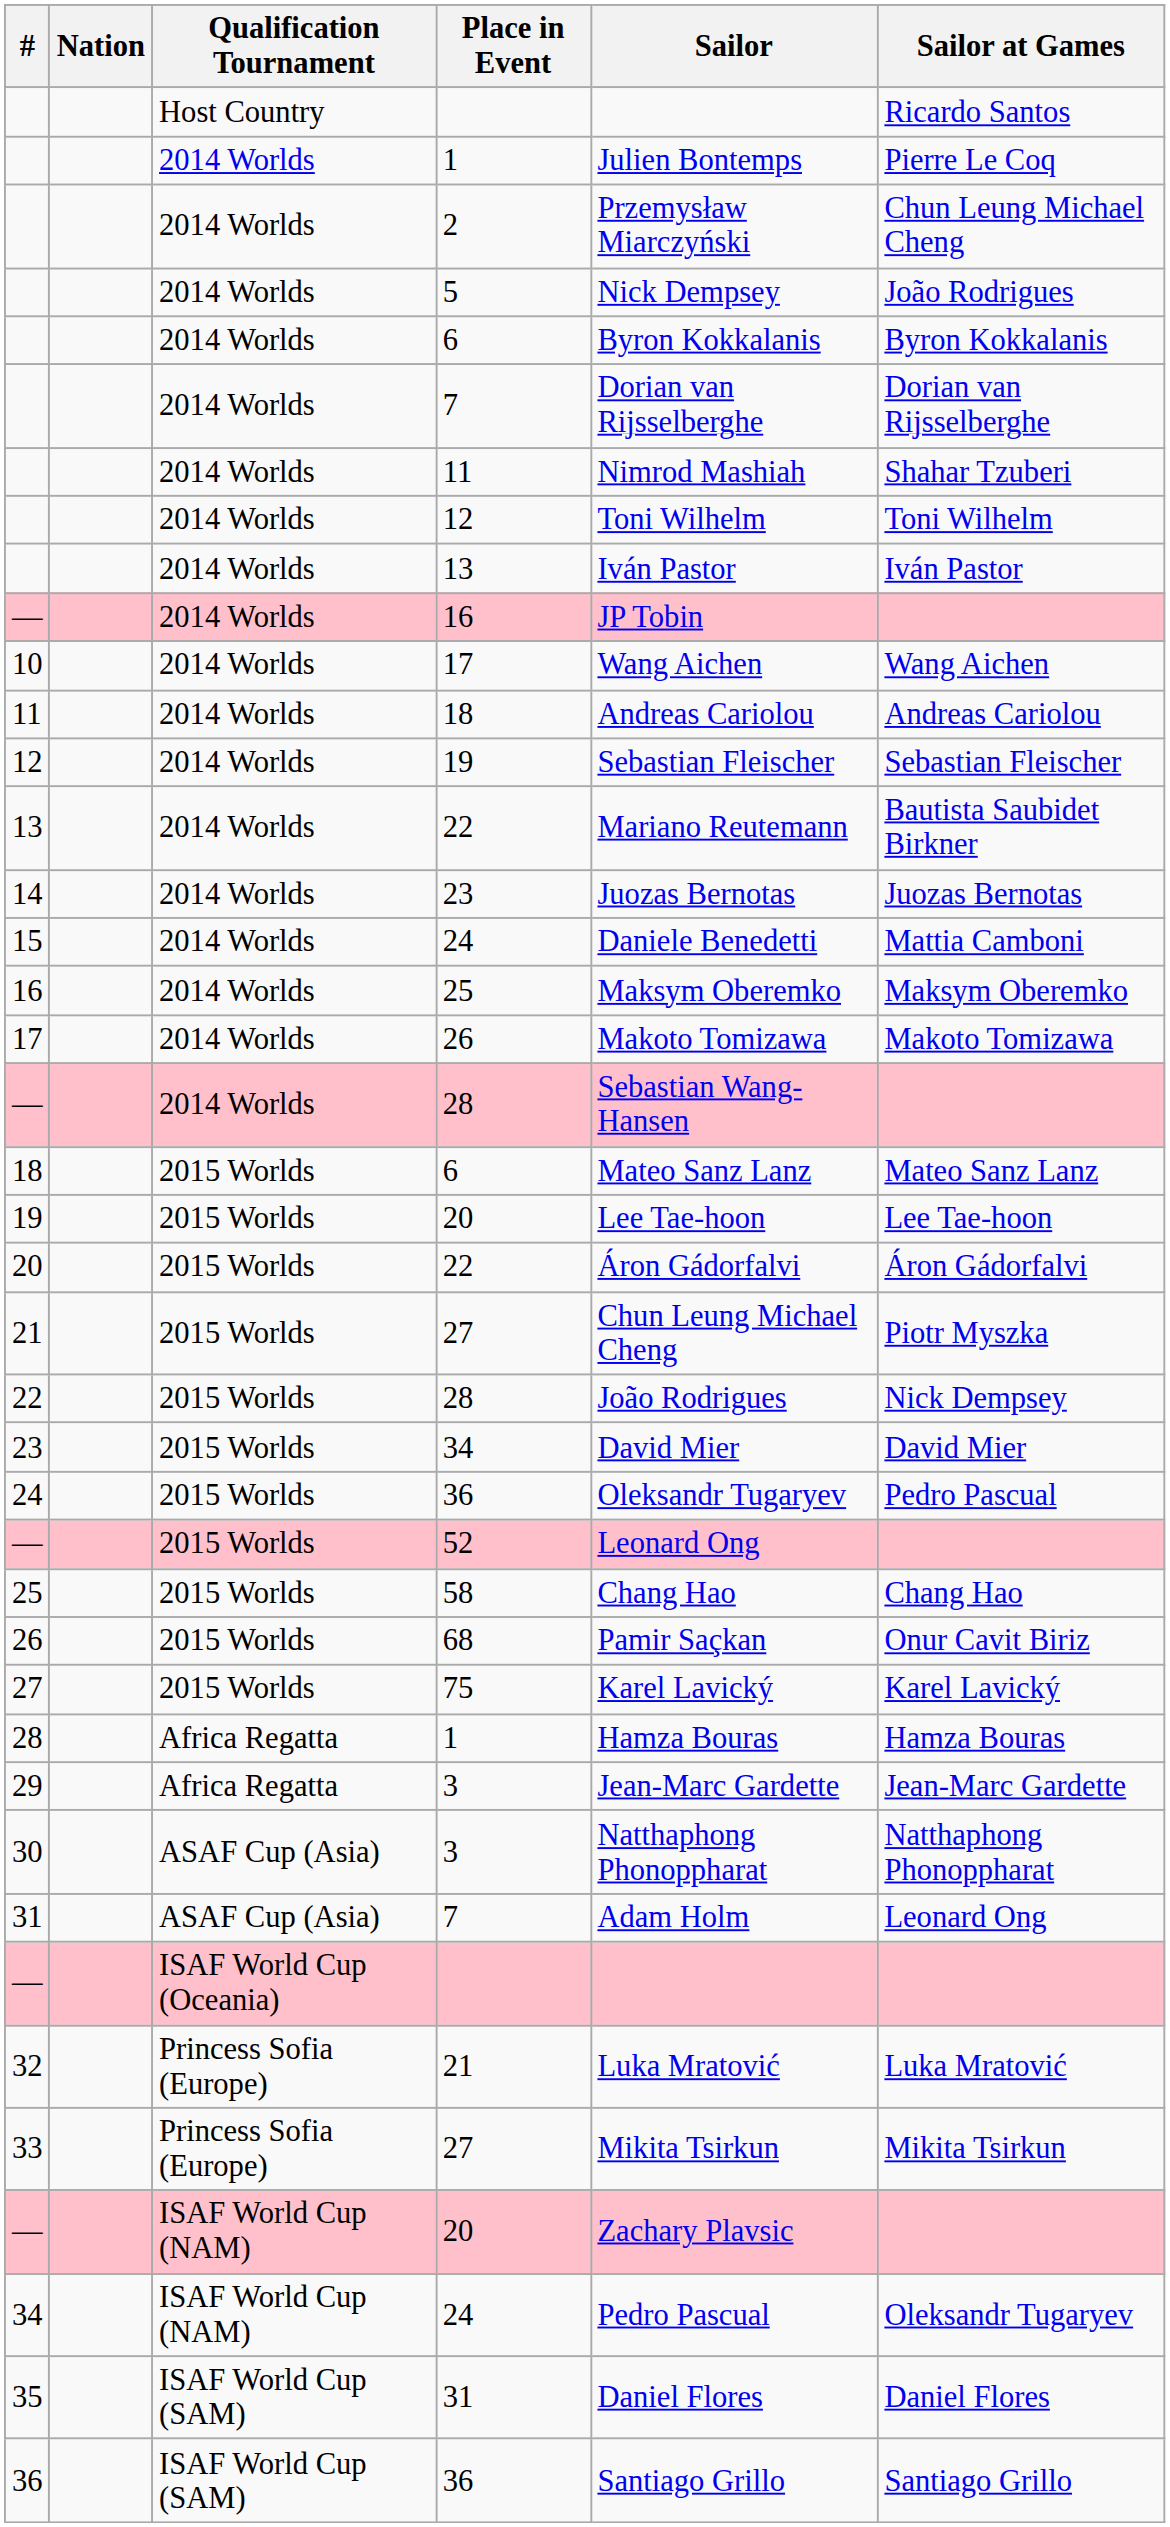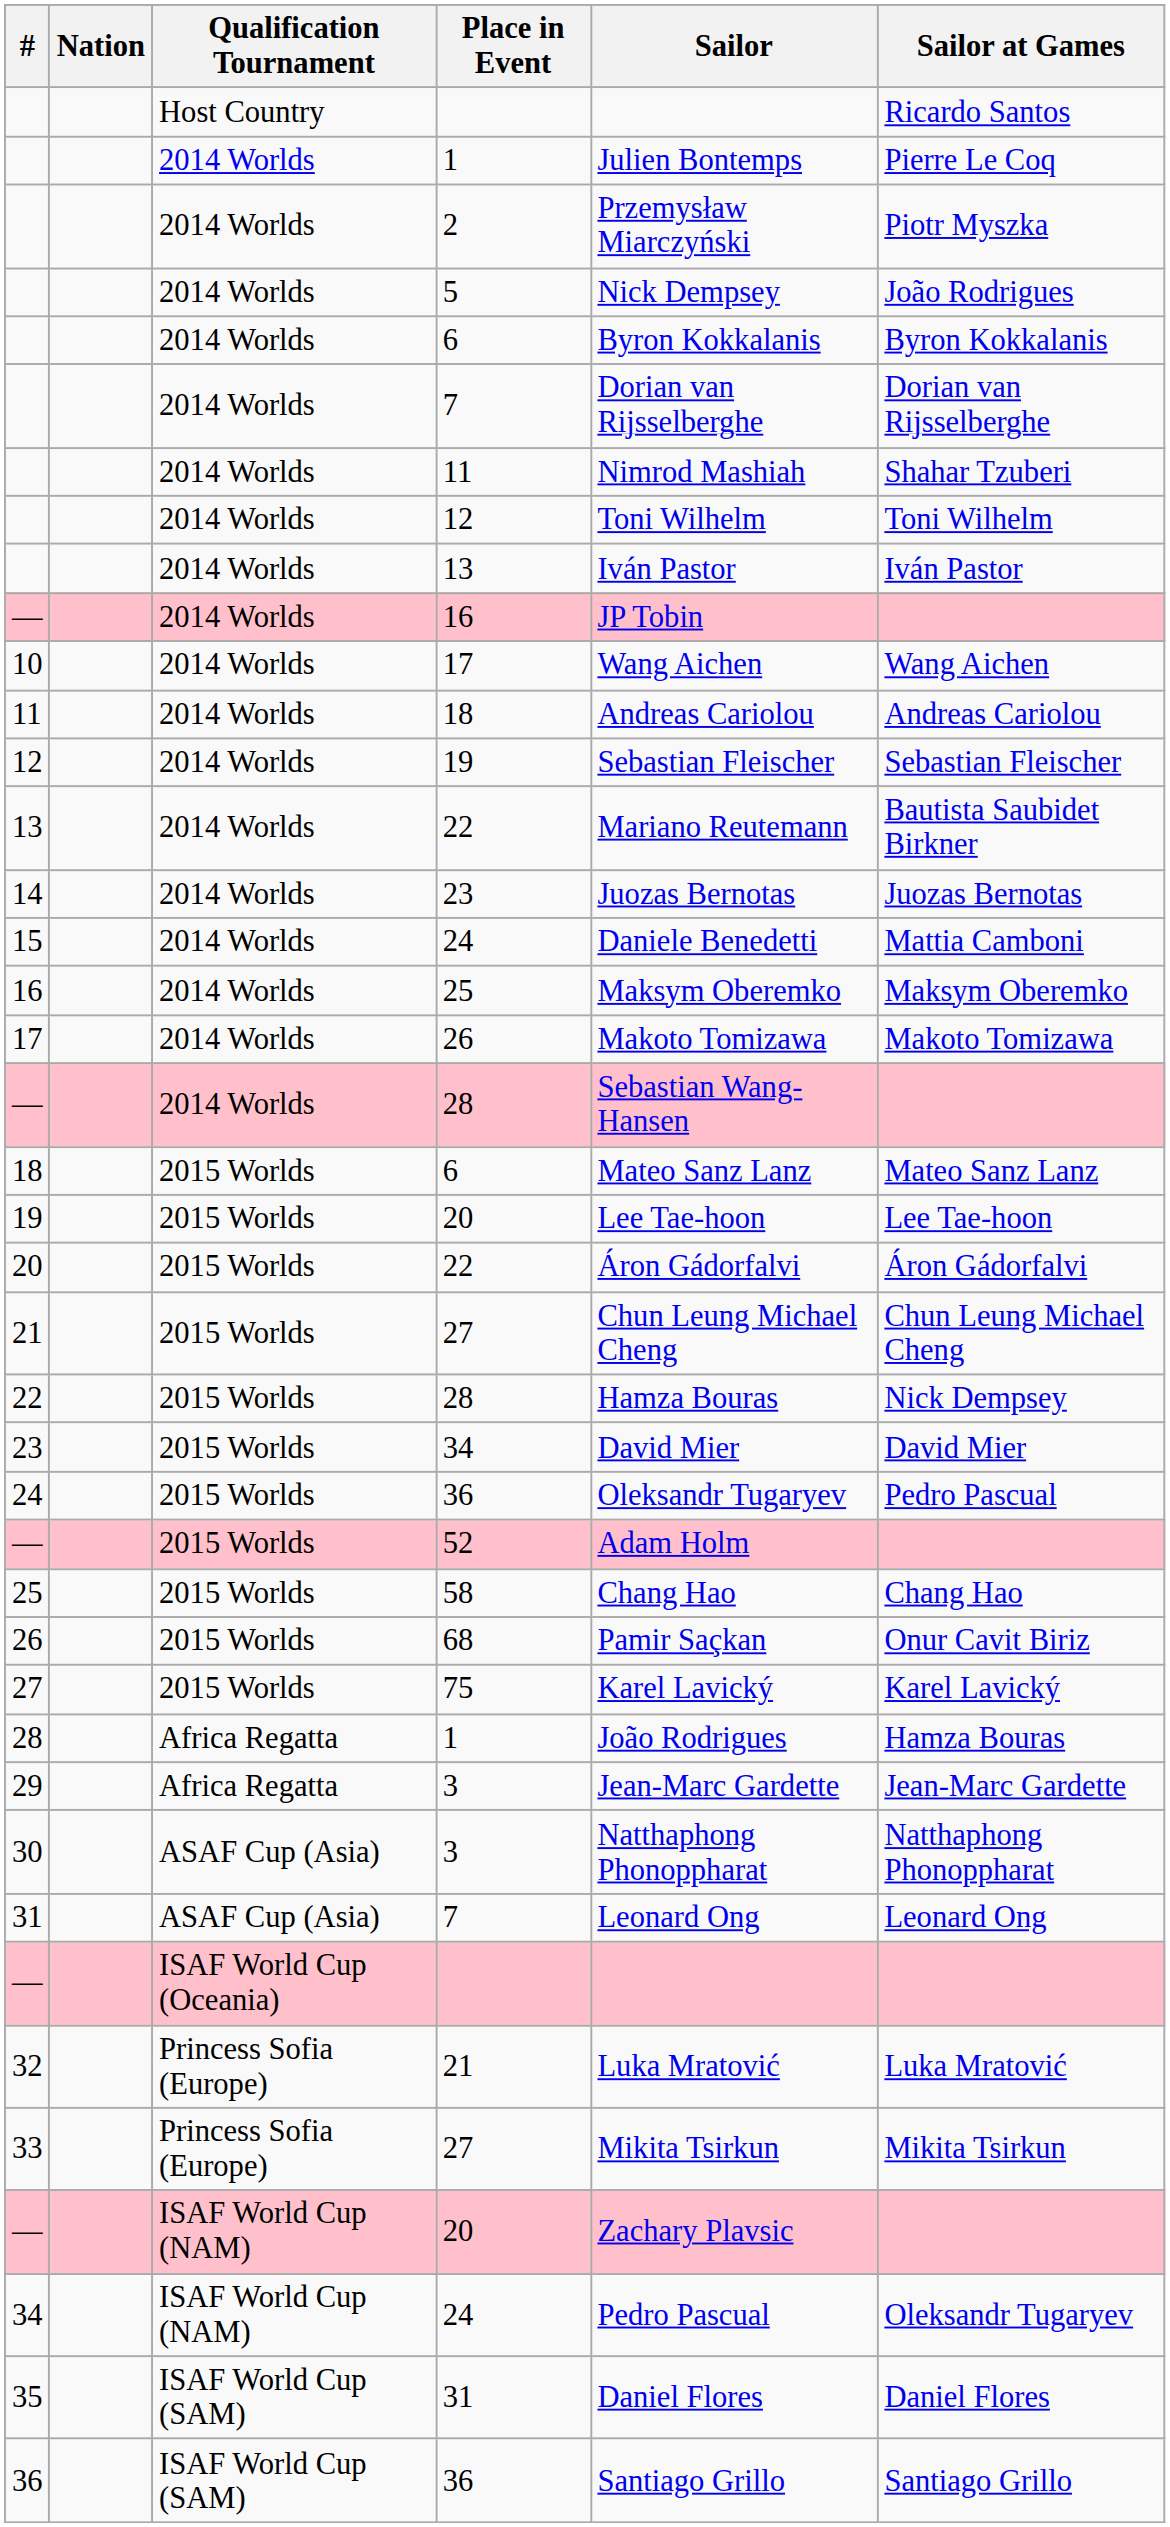(1014, 225) Chun Leung Michael Cheng -> (966, 225) Piotr Myszka
(966, 1332) Piotr Myszka -> (1014, 1332) Chun Leung Michael Cheng
(692, 1398) João Rodrigues -> (688, 1398) Hamza Bouras
(678, 1543) Leonard Ong -> (673, 1543) Adam Holm
(688, 1737) Hamza Bouras -> (692, 1737) João Rodrigues
(673, 1917) Adam Holm -> (678, 1917) Leonard Ong
